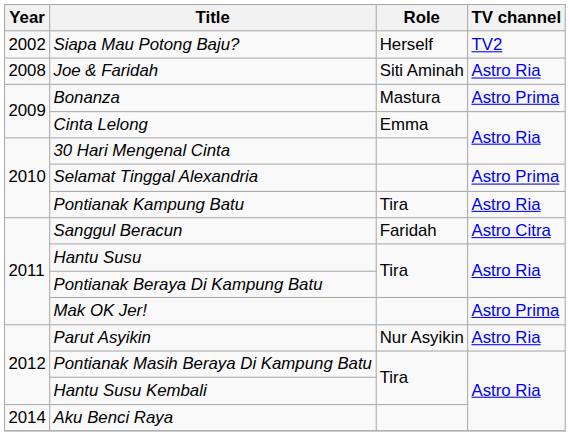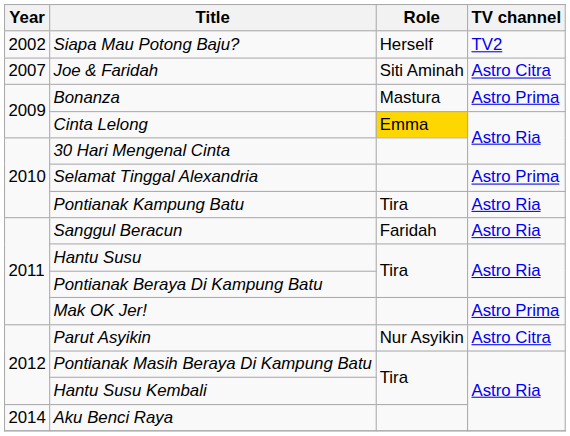(27, 71) 2008 -> (27, 71) 2007
(506, 71) Astro Ria -> (511, 71) Astro Citra
(404, 124) no background -> (404, 124) gold background
(511, 230) Astro Citra -> (506, 230) Astro Ria
(506, 337) Astro Ria -> (511, 337) Astro Citra
